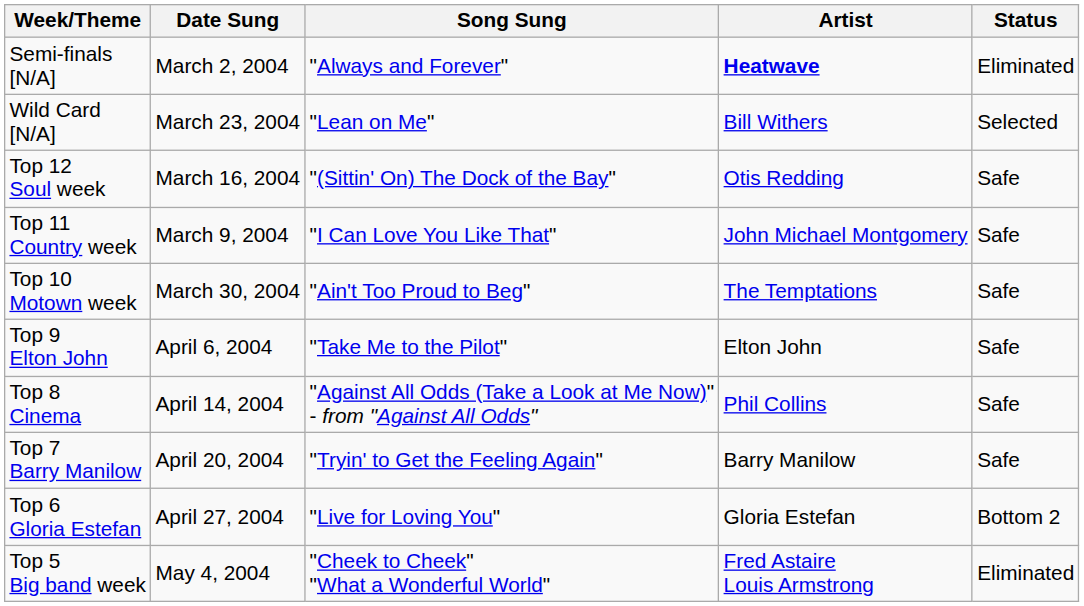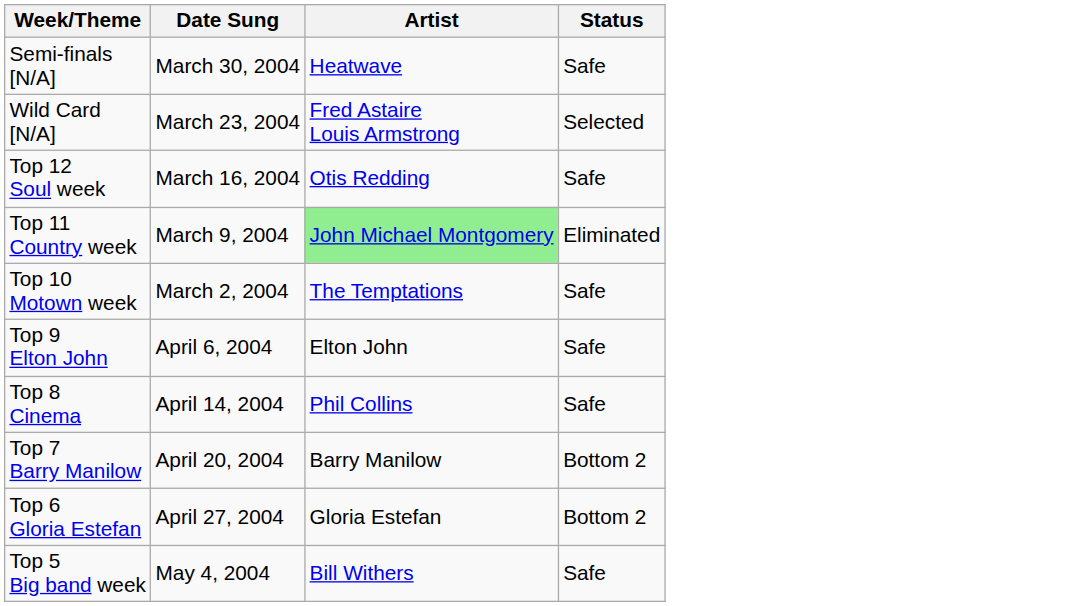- column: (512, 20)
(222, 65) March 2, 2004 -> (228, 65) March 30, 2004
(772, 65) bold -> (356, 65) normal
(1026, 65) Eliminated -> (585, 65) Safe
(776, 122) Bill Withers -> (385, 122) Fred Astaire Louis Armstrong
(846, 234) no background -> (432, 234) lightgreen background
(999, 234) Safe -> (612, 234) Eliminated
(228, 291) March 30, 2004 -> (222, 291) March 2, 2004
(999, 460) Safe -> (605, 460) Bottom 2
(799, 573) Fred Astaire Louis Armstrong -> (362, 573) Bill Withers
(1026, 573) Eliminated -> (585, 573) Safe
